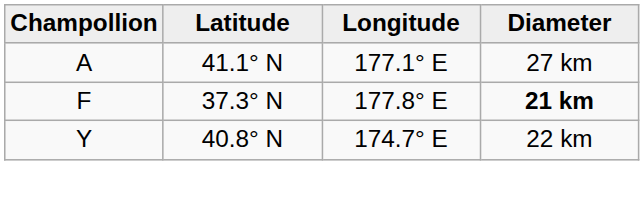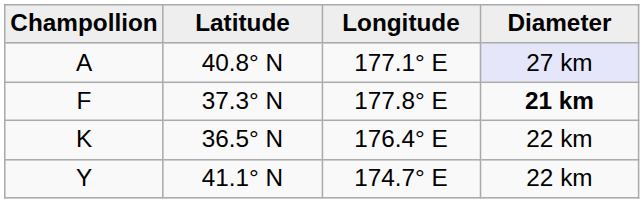(242, 62) 41.1° N -> (242, 62) 40.8° N
(559, 62) no background -> (559, 62) lavender background
+ row: (84, 139)
(242, 139) 40.8° N -> (242, 178) 41.1° N
